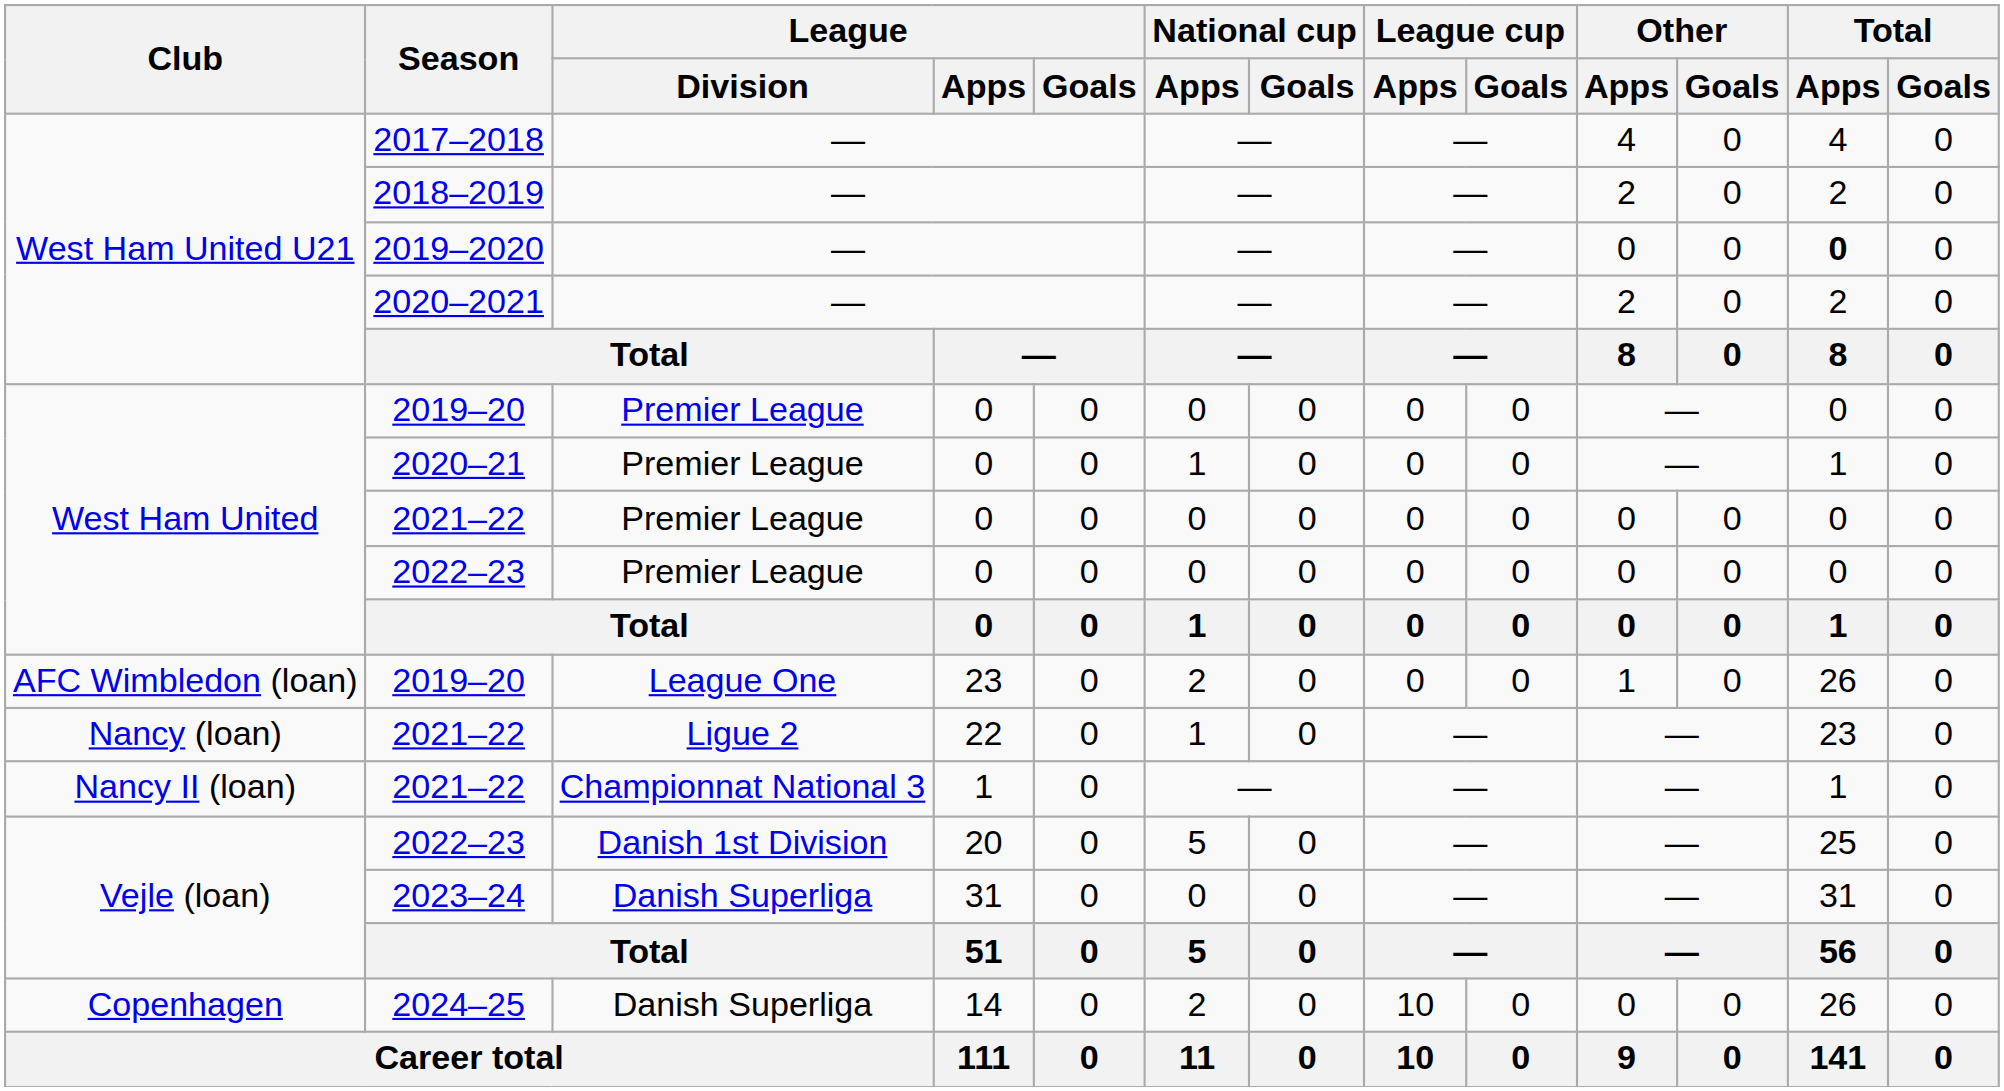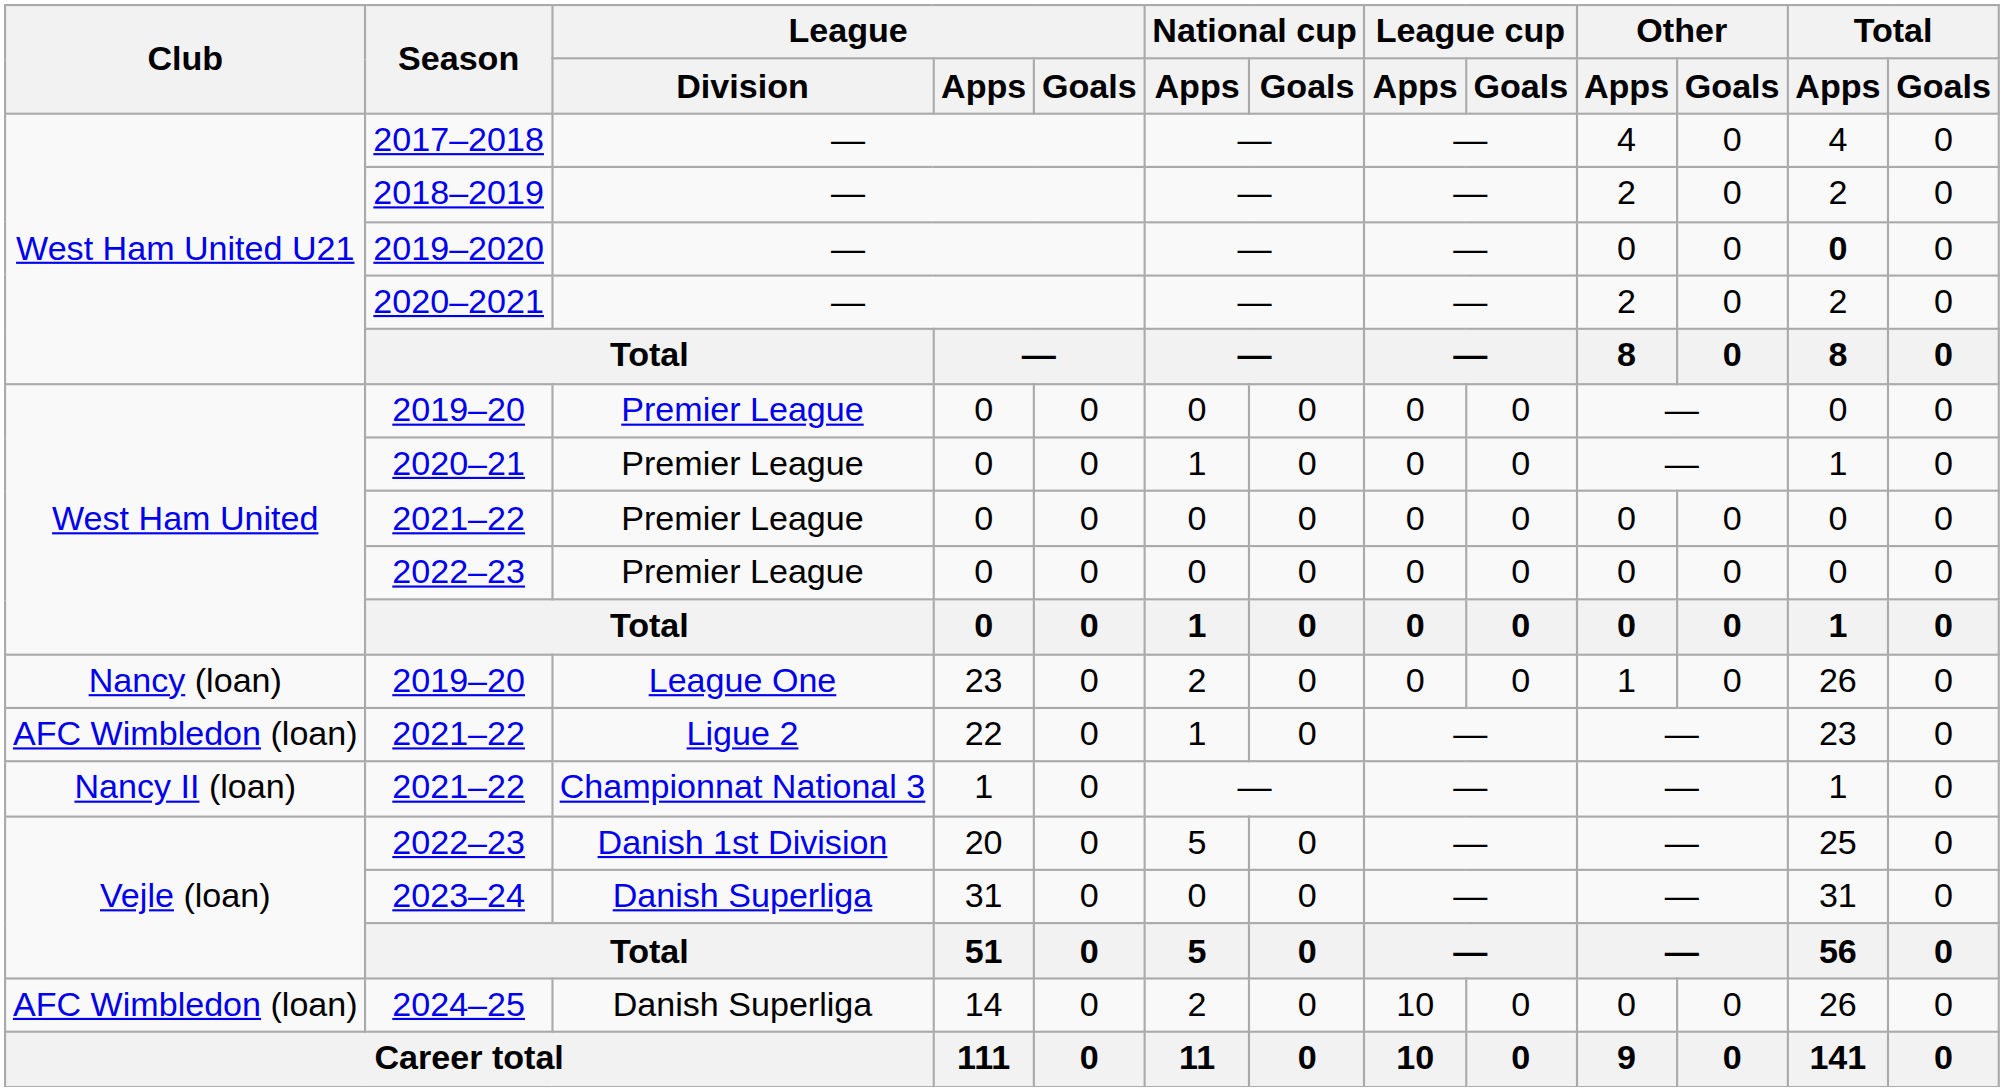(185, 680) AFC Wimbledon (loan) -> (185, 680) Nancy (loan)
(185, 734) Nancy (loan) -> (185, 734) AFC Wimbledon (loan)
(185, 1004) Copenhagen -> (185, 1004) AFC Wimbledon (loan)
